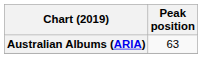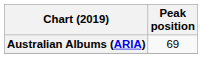(173, 44) 63 -> (173, 44) 69
